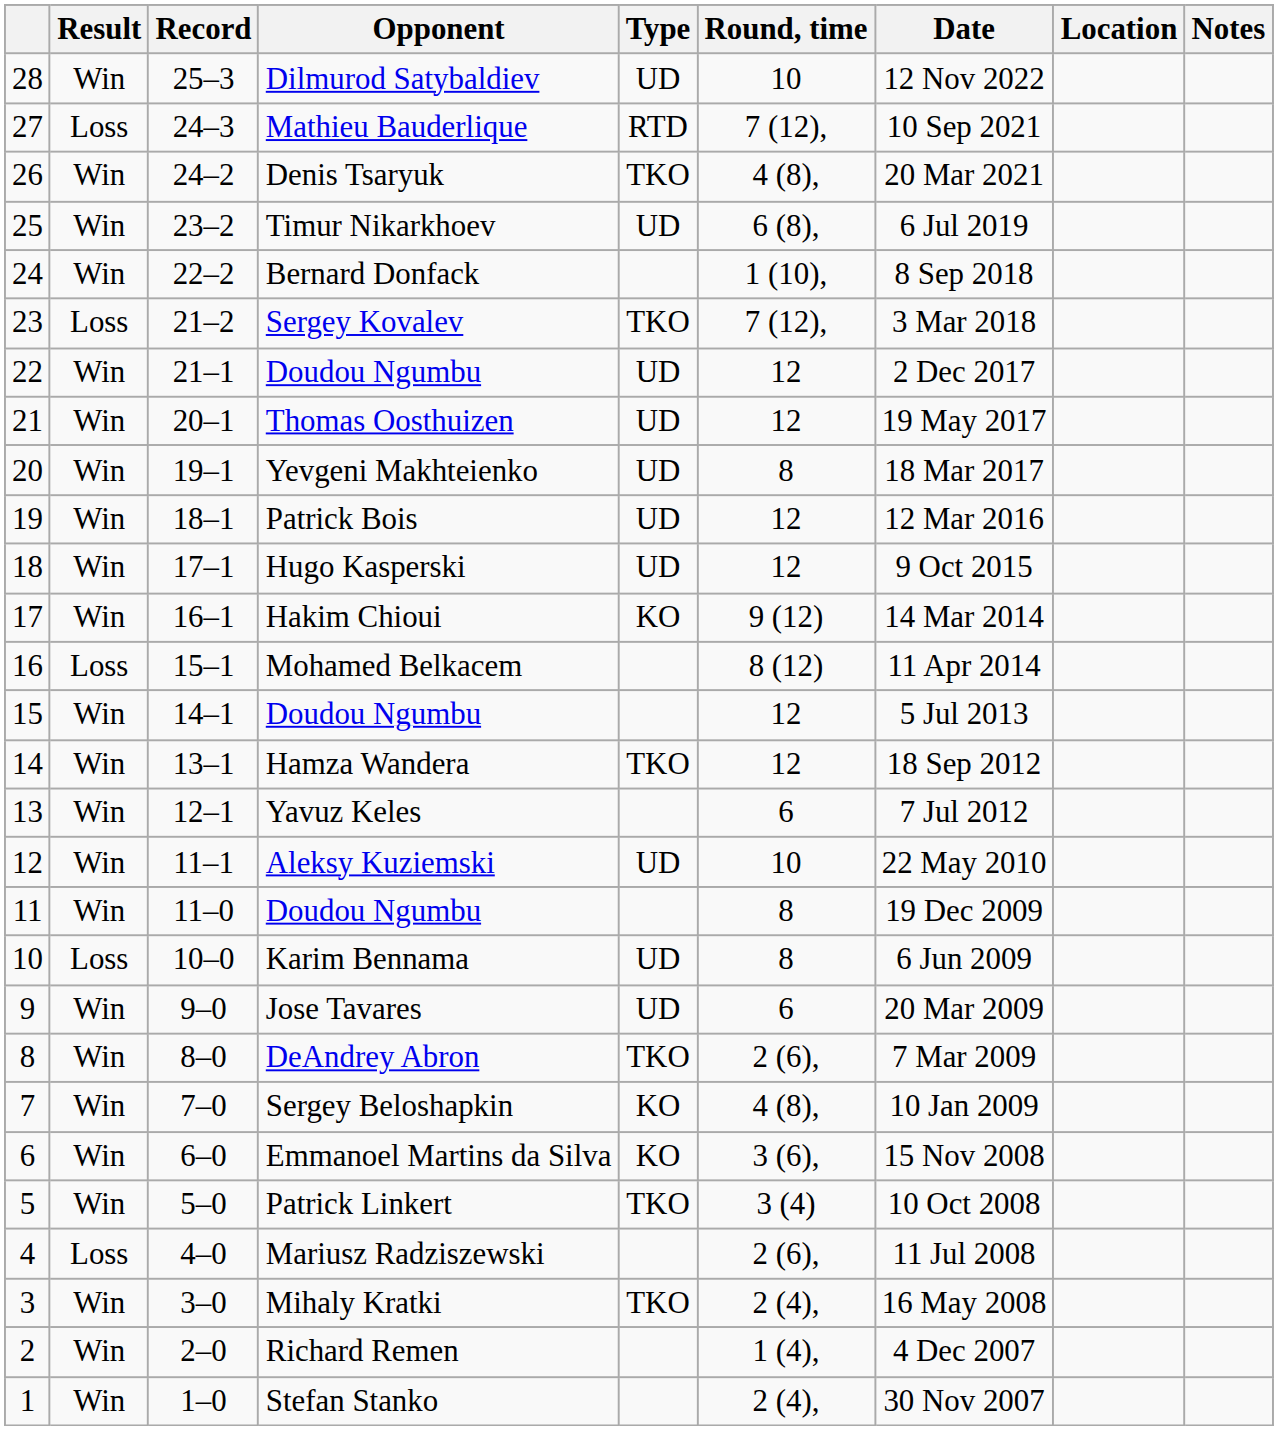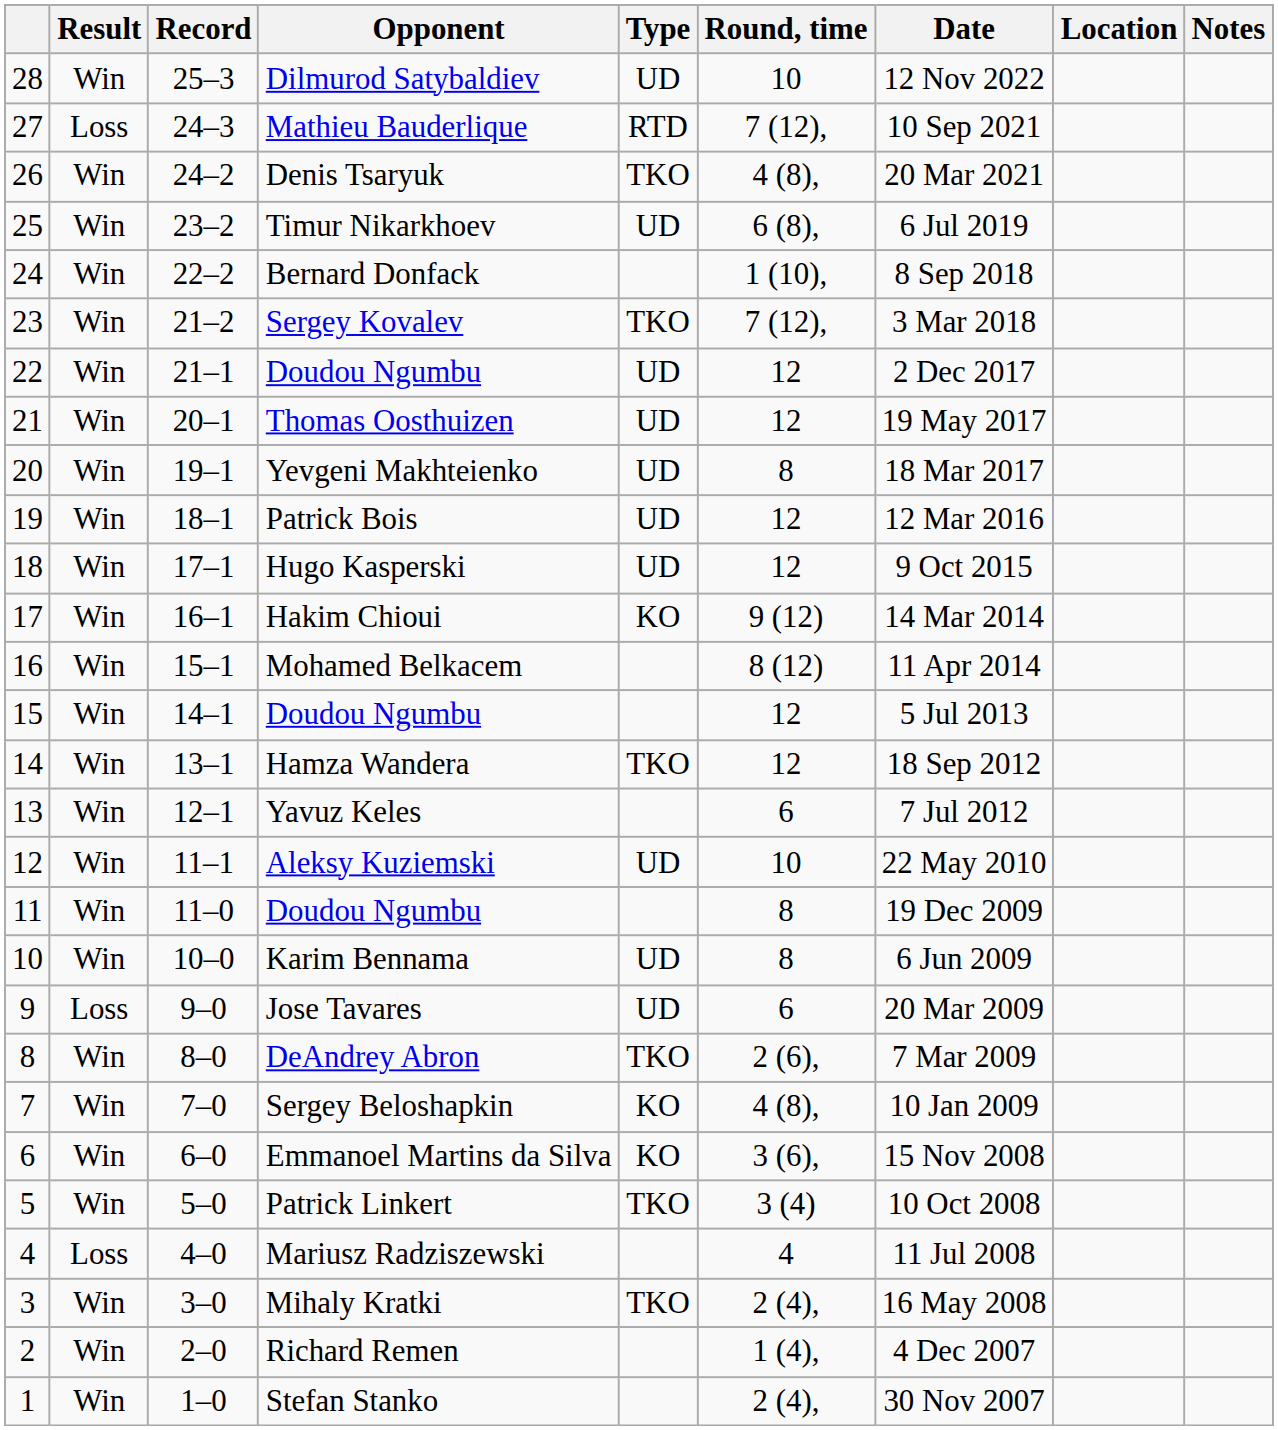(99, 322) Loss -> (99, 322) Win
(99, 665) Loss -> (99, 665) Win
(99, 959) Loss -> (99, 959) Win
(99, 1008) Win -> (99, 1008) Loss
(786, 1253) 2 (6), -> (786, 1253) 4
